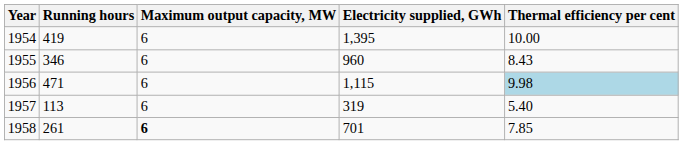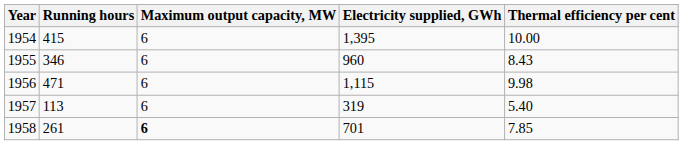(53, 38) 419 -> (53, 38) 415
(520, 83) lightblue background -> (520, 83) no background
